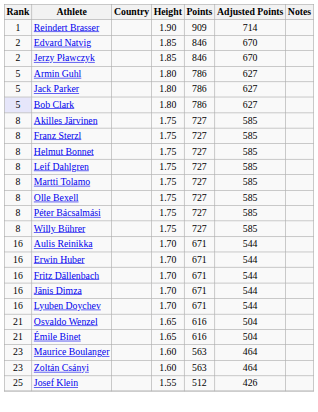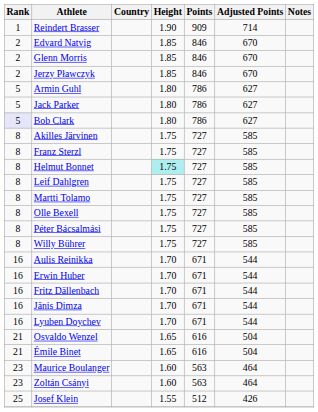+ row: (60, 58)
(168, 151) no background -> (168, 167) paleturquoise background
